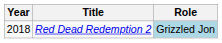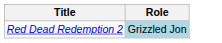- column: (19, 12)
